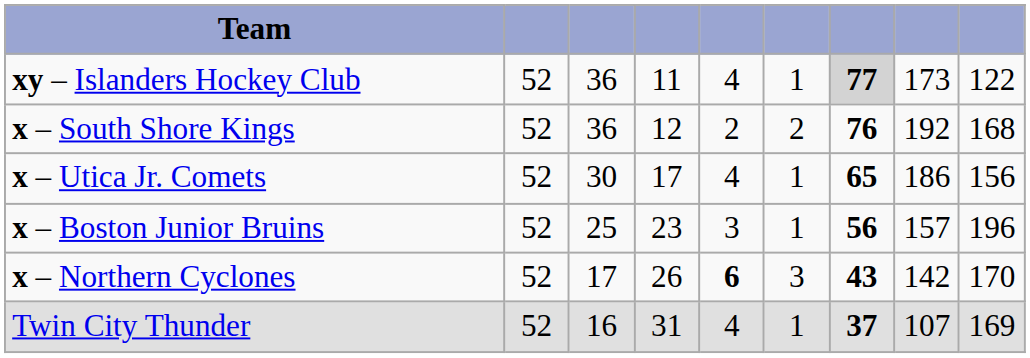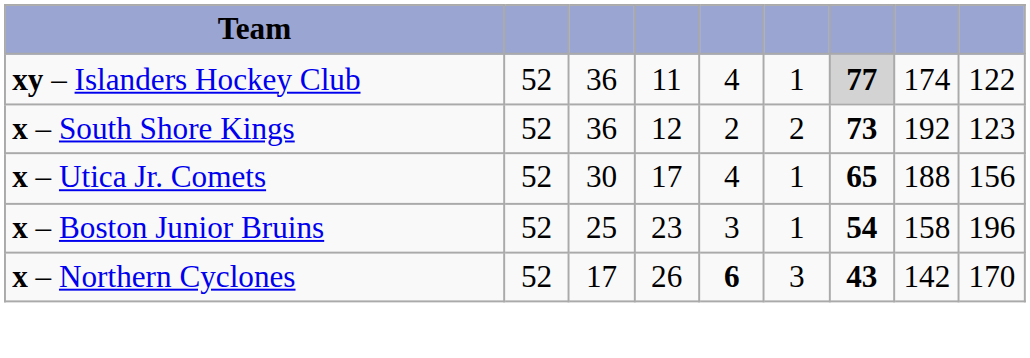(927, 78) 173 -> (927, 78) 174
(862, 128) 76 -> (862, 128) 73
(992, 128) 168 -> (992, 128) 123
(927, 177) 186 -> (927, 177) 188
(862, 227) 56 -> (862, 227) 54
(927, 227) 157 -> (927, 227) 158
- row: (131, 326)
